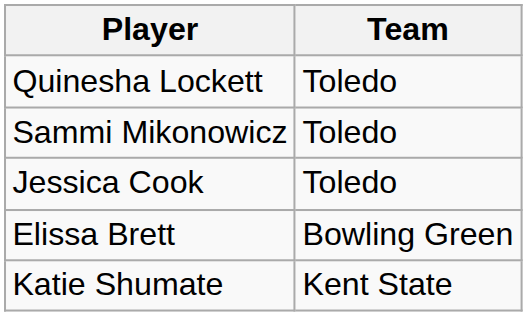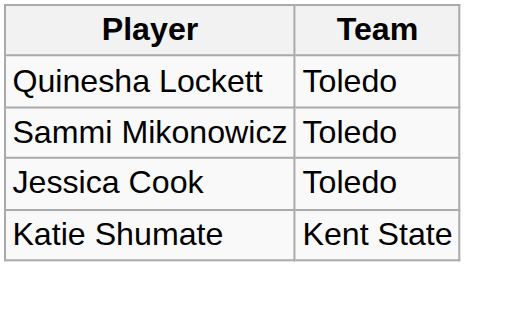- row: (94, 234)
